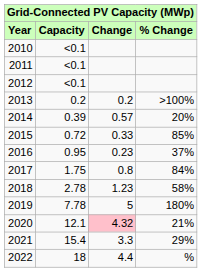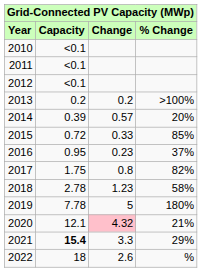(183, 170) 84% -> (183, 170) 82%
(75, 240) normal -> (75, 240) bold
(125, 258) 4.4 -> (125, 258) 2.6
